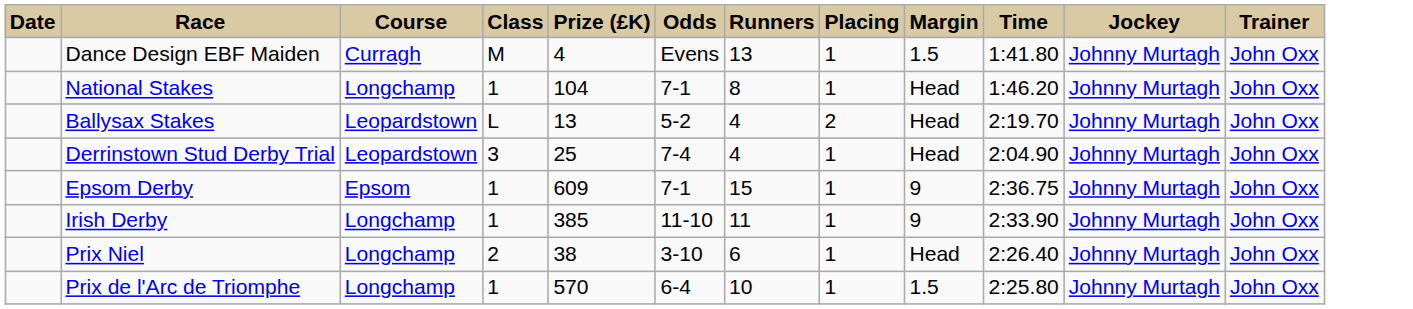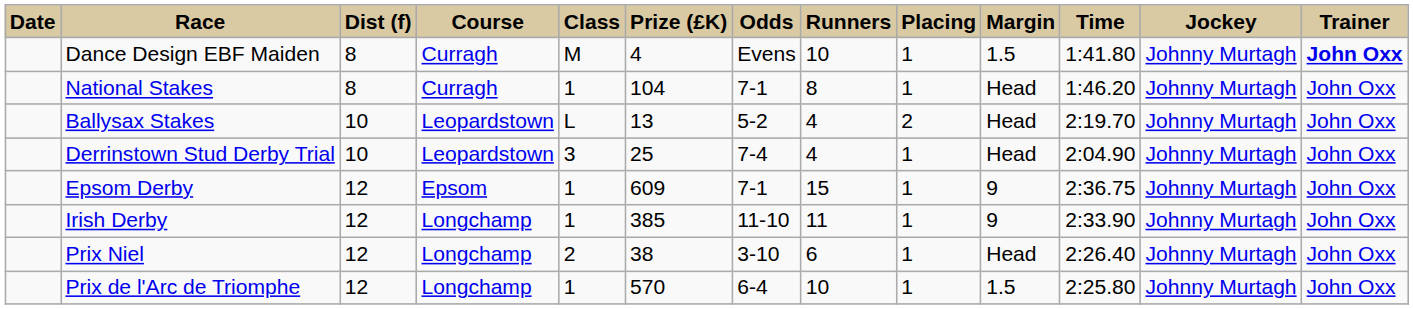+ column: (378, 21)
(741, 54) 13 -> (818, 54) 10
(1274, 54) normal -> (1355, 54) bold
(400, 87) Longchamp -> (460, 87) Curragh
